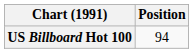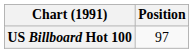(162, 37) 94 -> (162, 37) 97
